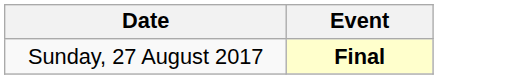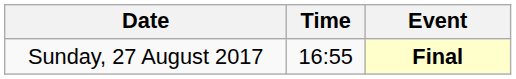+ column: (326, 21)
